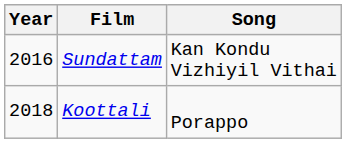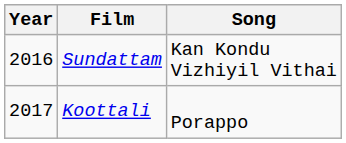(31, 112) 2018 -> (31, 112) 2017
